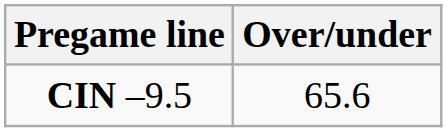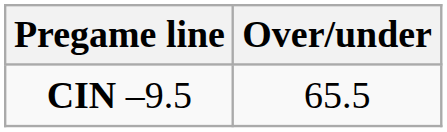(337, 94) 65.6 -> (337, 94) 65.5
